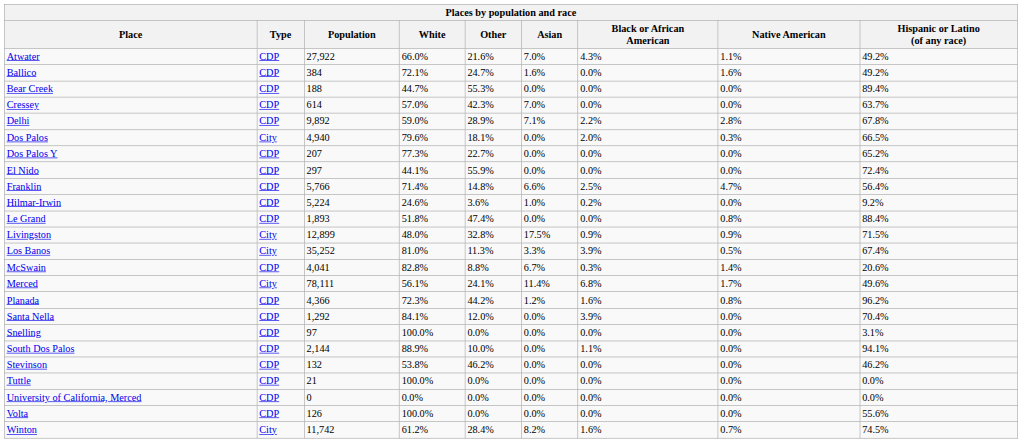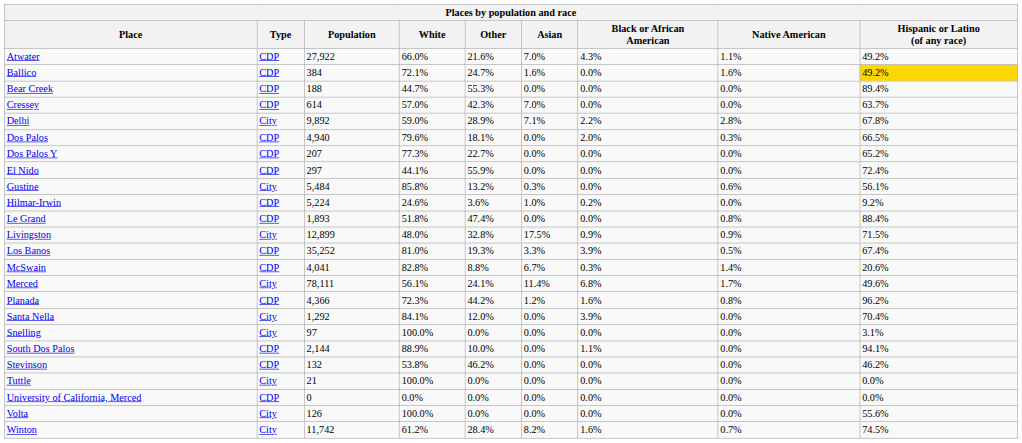(875, 72) no background -> (875, 72) gold background
(269, 121) CDP -> (268, 121) City
(268, 137) City -> (269, 137) CDP
- row: (24, 186)
+ row: (23, 186)
(268, 251) City -> (269, 251) CDP
(480, 251) 11.3% -> (481, 251) 19.3%
(269, 316) CDP -> (268, 316) City
(269, 332) CDP -> (268, 332) City
(269, 381) CDP -> (268, 381) City
(269, 413) CDP -> (268, 413) City
